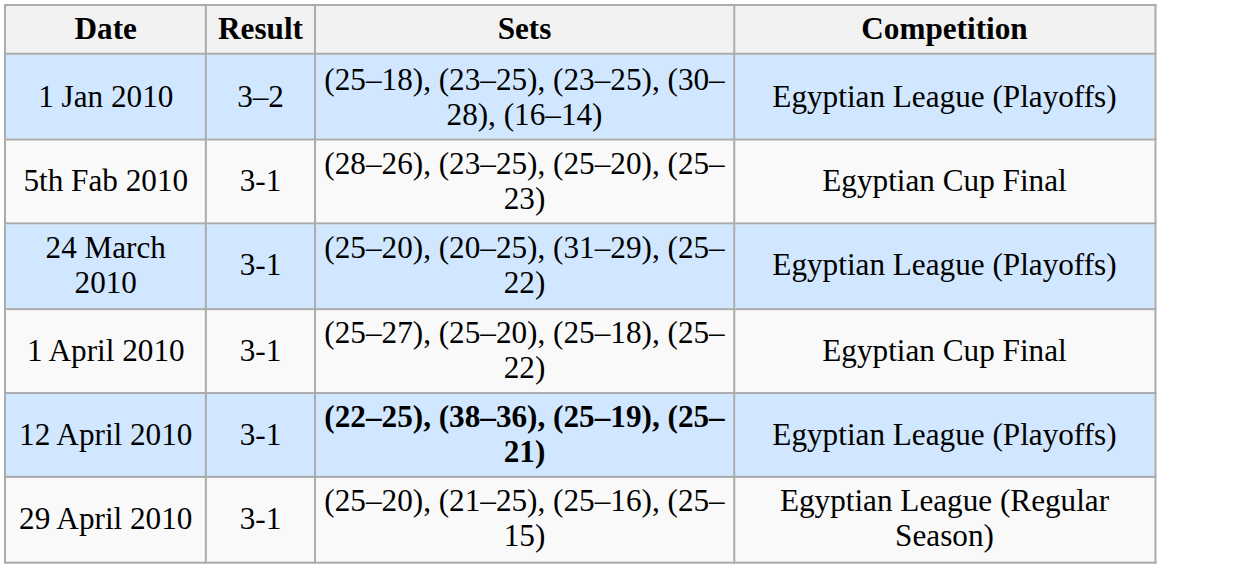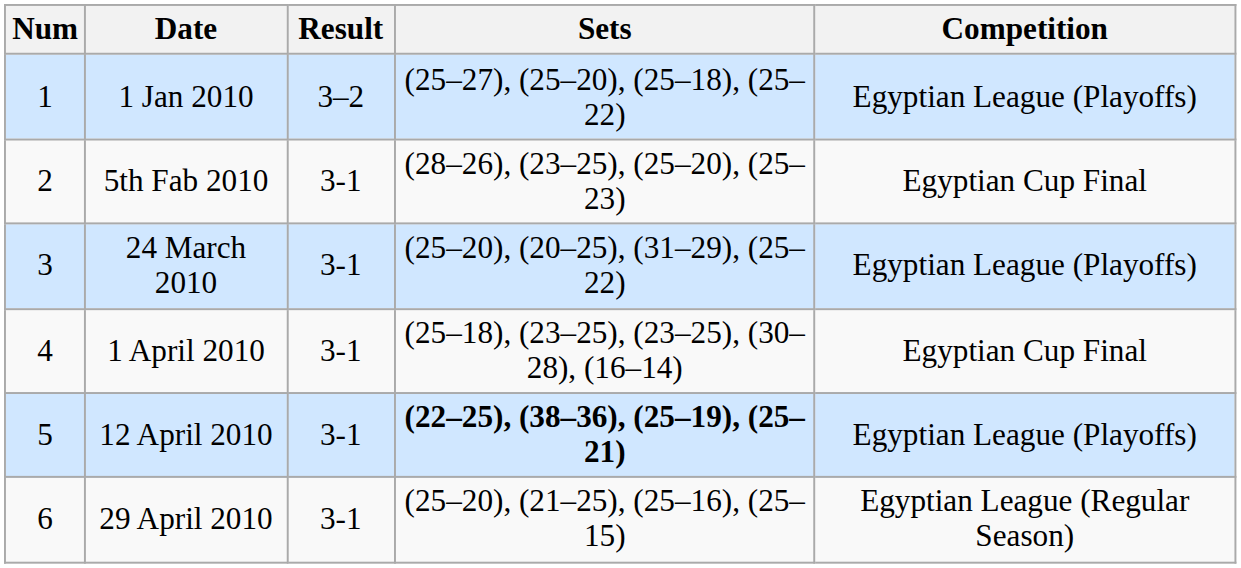+ column: (45, 29)
(525, 96) (25–18), (23–25), (23–25), (30–28), (16–14) -> (605, 96) (25–27), (25–20), (25–18), (25–22)
(525, 350) (25–27), (25–20), (25–18), (25–22) -> (605, 350) (25–18), (23–25), (23–25), (30–28), (16–14)
